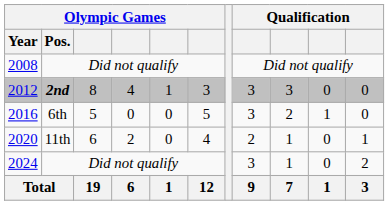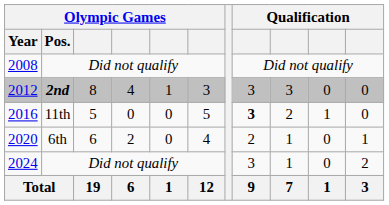(58, 114) 6th -> (58, 114) 11th
(251, 114) normal -> (251, 114) bold
(58, 139) 11th -> (58, 139) 6th
